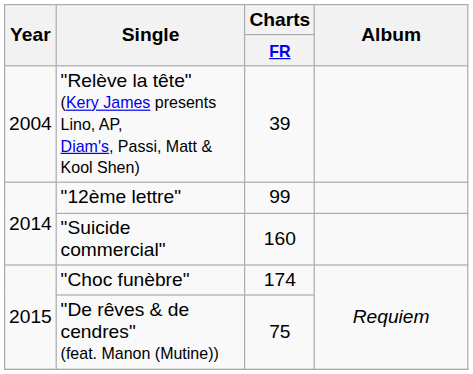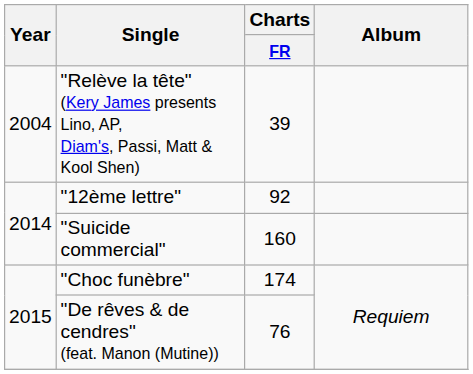(280, 197) 99 -> (280, 197) 92
(280, 332) 75 -> (280, 332) 76
